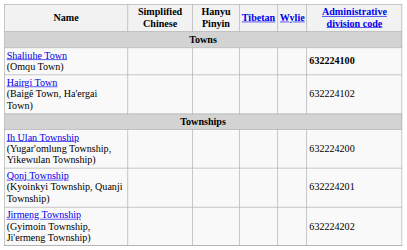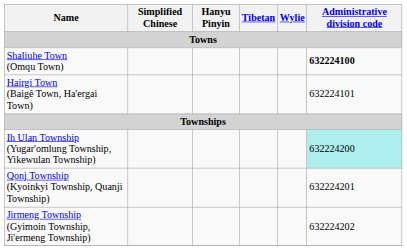(332, 94) 632224102 -> (332, 94) 632224101
(332, 149) no background -> (332, 149) paleturquoise background
